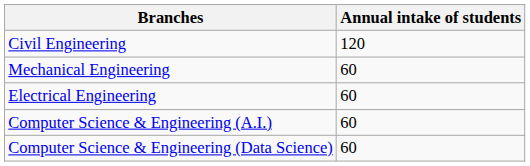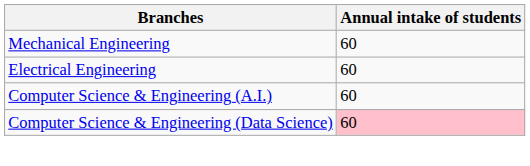- row: (67, 43)
(349, 148) no background -> (349, 122) pink background
